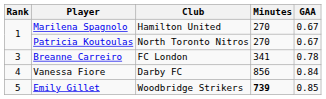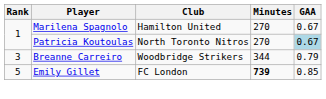(308, 42) no background -> (308, 42) lightblue background
(163, 57) FC London -> (190, 57) Woodbridge Strikers
(261, 57) 341 -> (261, 57) 344
(308, 57) 0.78 -> (308, 57) 0.79
- row: (69, 72)
(190, 87) Woodbridge Strikers -> (163, 72) FC London
